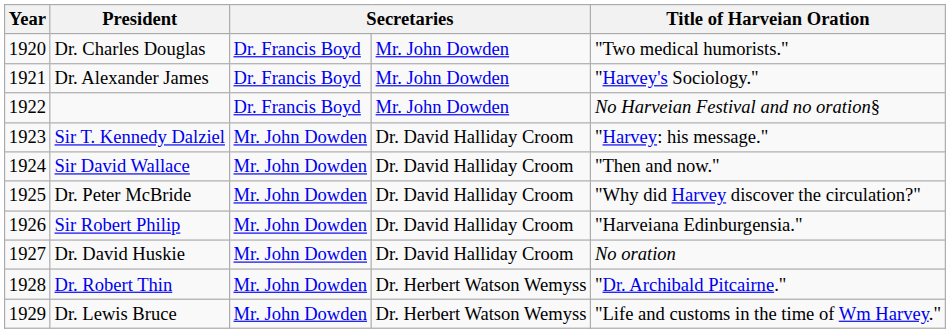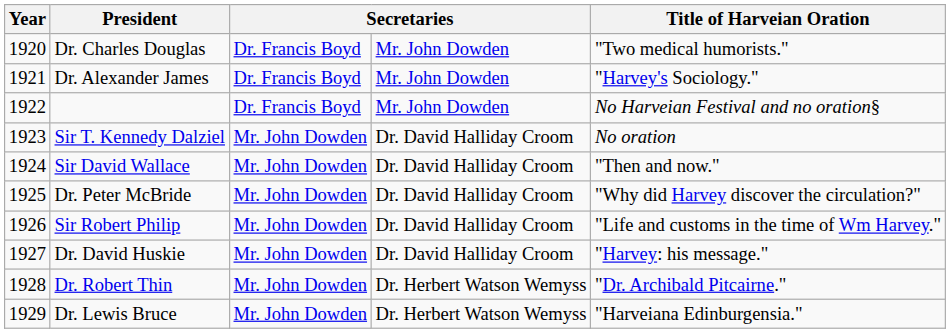(682, 136) "Harvey: his message." -> (635, 136) No oration
(699, 225) "Harveiana Edinburgensia." -> (768, 225) "Life and customs in the time of Wm Harvey."
(635, 254) No oration -> (682, 254) "Harvey: his message."
(768, 313) "Life and customs in the time of Wm Harvey." -> (699, 313) "Harveiana Edinburgensia."
